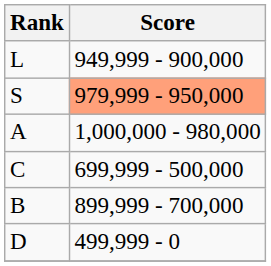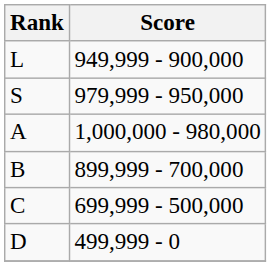(159, 95) lightsalmon background -> (159, 95) no background
rows swapped: (18, 205) <-> (18, 168)
